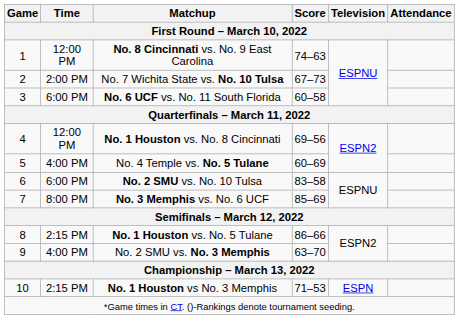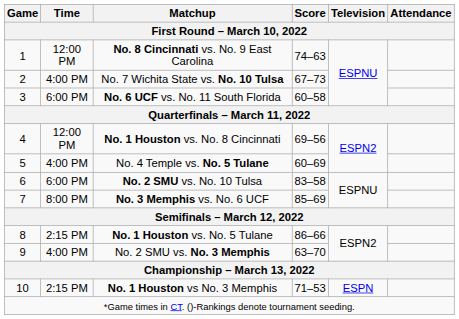(67, 79) 2:00 PM -> (67, 79) 4:00 PM
